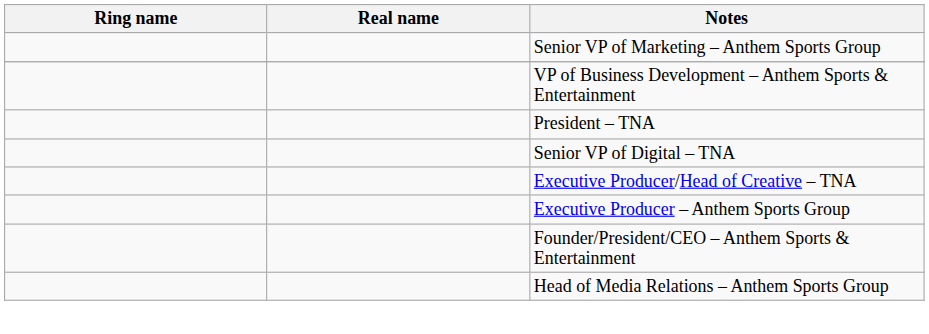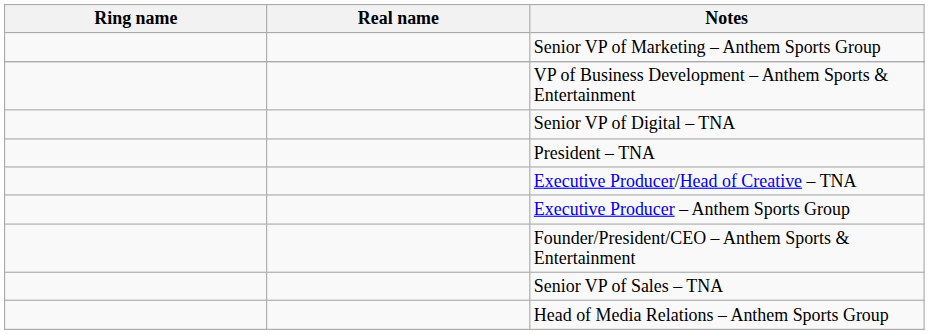rows swapped: (594, 124) <-> (634, 152)
+ row: (629, 286)
